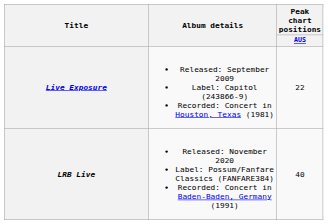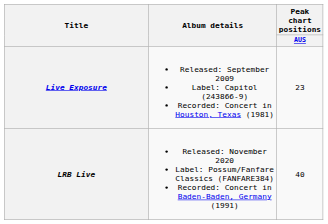(300, 87) 22 -> (300, 87) 23
